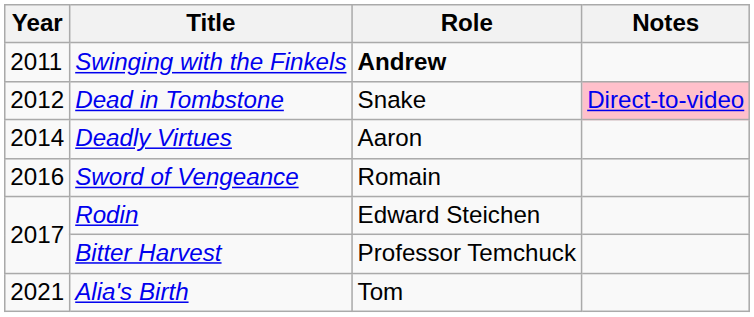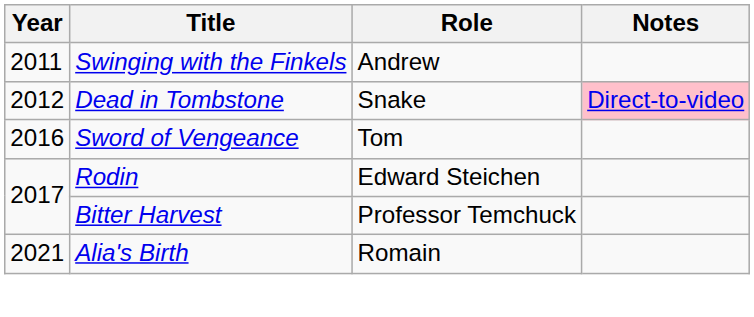(402, 61) bold -> (399, 61) normal
- row: (154, 138)
(399, 176) Romain -> (380, 138) Tom
(380, 291) Tom -> (399, 253) Romain
